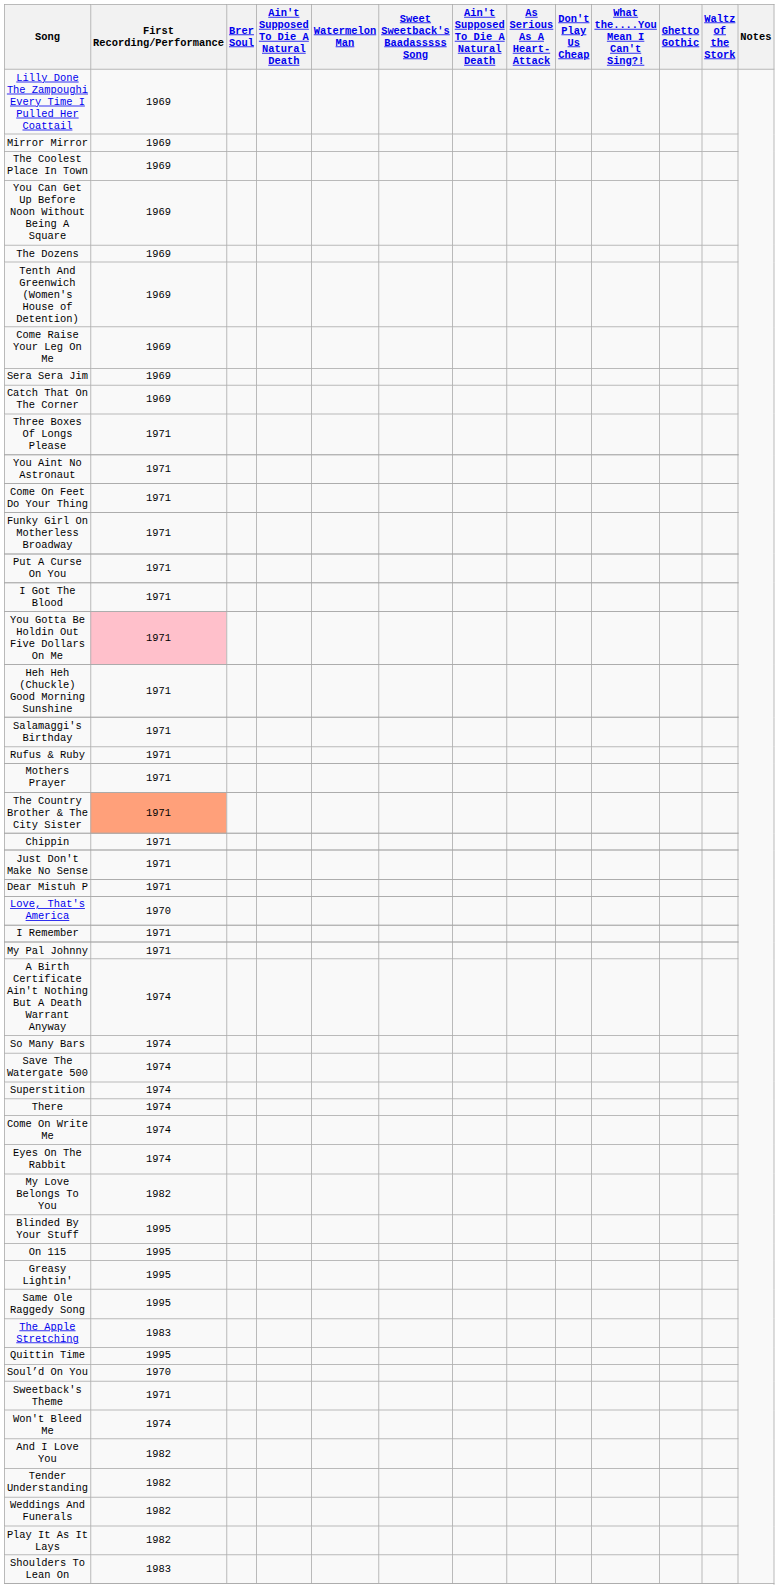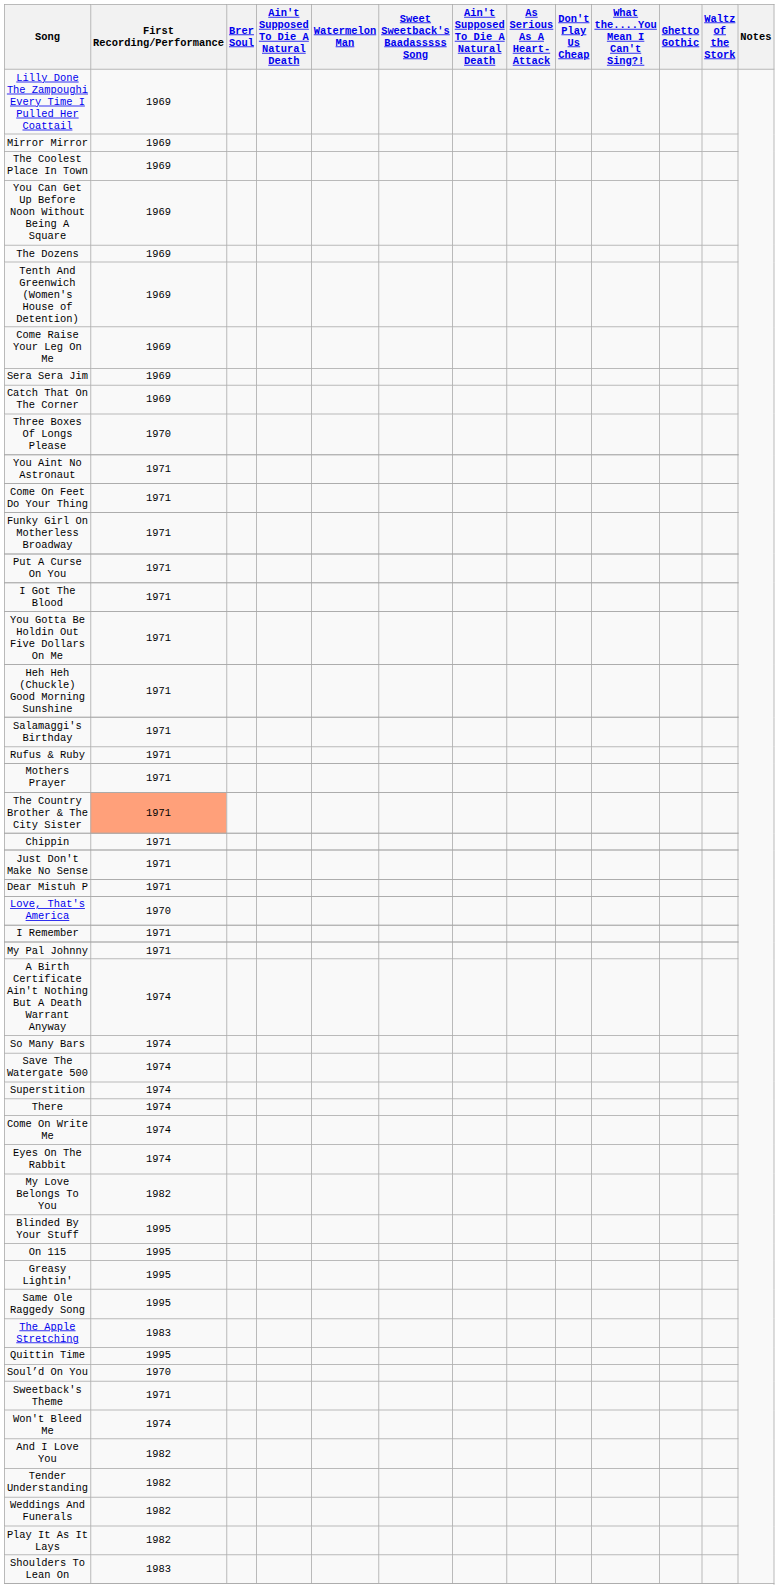(158, 434) 1971 -> (158, 434) 1970
(158, 638) pink background -> (158, 638) no background
